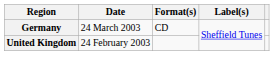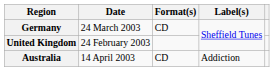+ row: (41, 58)
